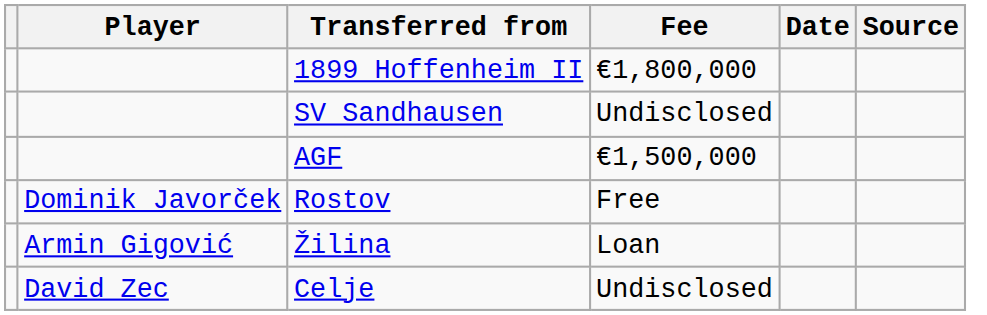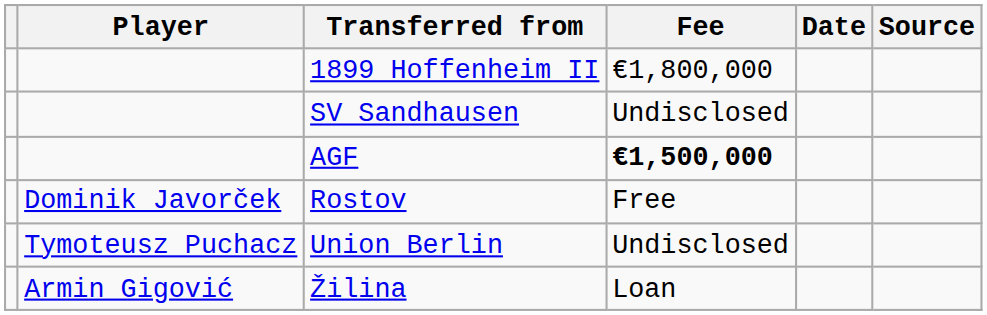(676, 158) normal -> (693, 158) bold
+ row: (407, 245)
- row: (334, 289)
